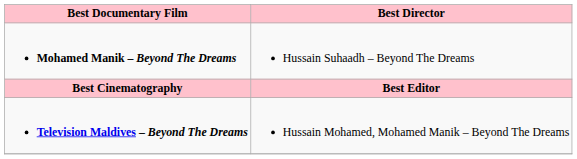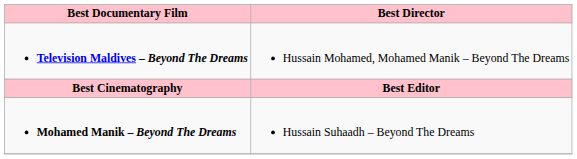rows swapped: (127, 132) <-> (127, 58)
